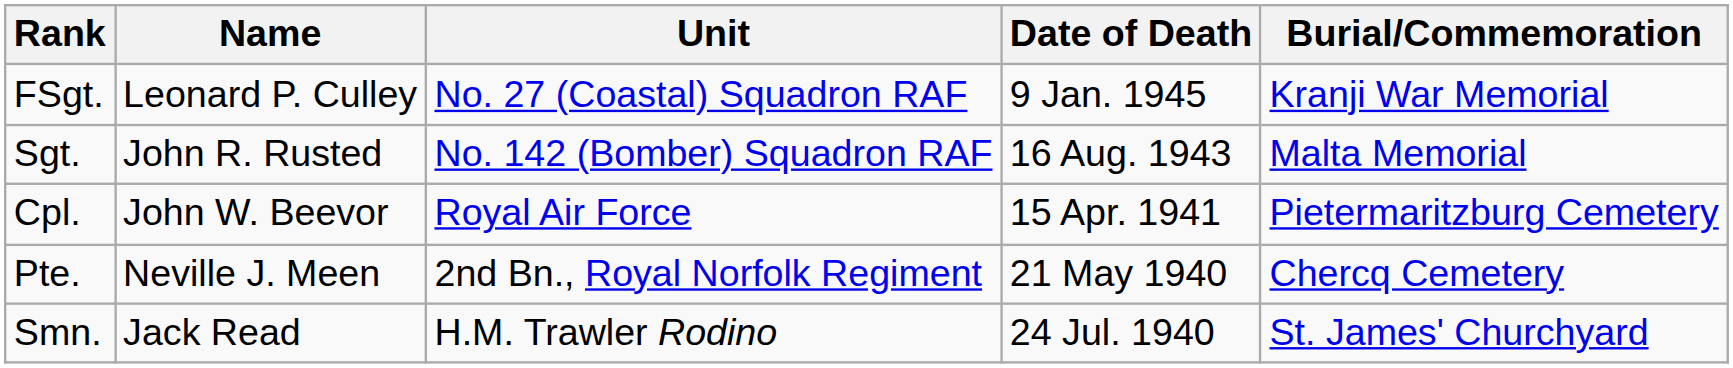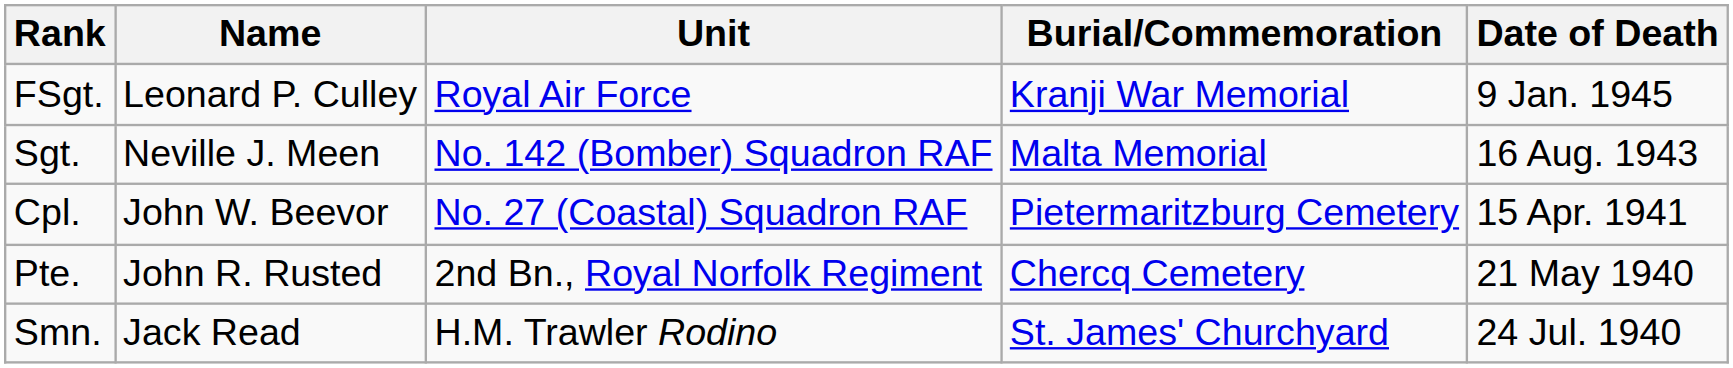columns swapped: (1131, 34) <-> (1494, 34)
(701, 93) No. 27 (Coastal) Squadron RAF -> (563, 93) Royal Air Force
(253, 153) John R. Rusted -> (252, 153) Neville J. Meen
(563, 213) Royal Air Force -> (701, 213) No. 27 (Coastal) Squadron RAF
(252, 272) Neville J. Meen -> (253, 272) John R. Rusted
